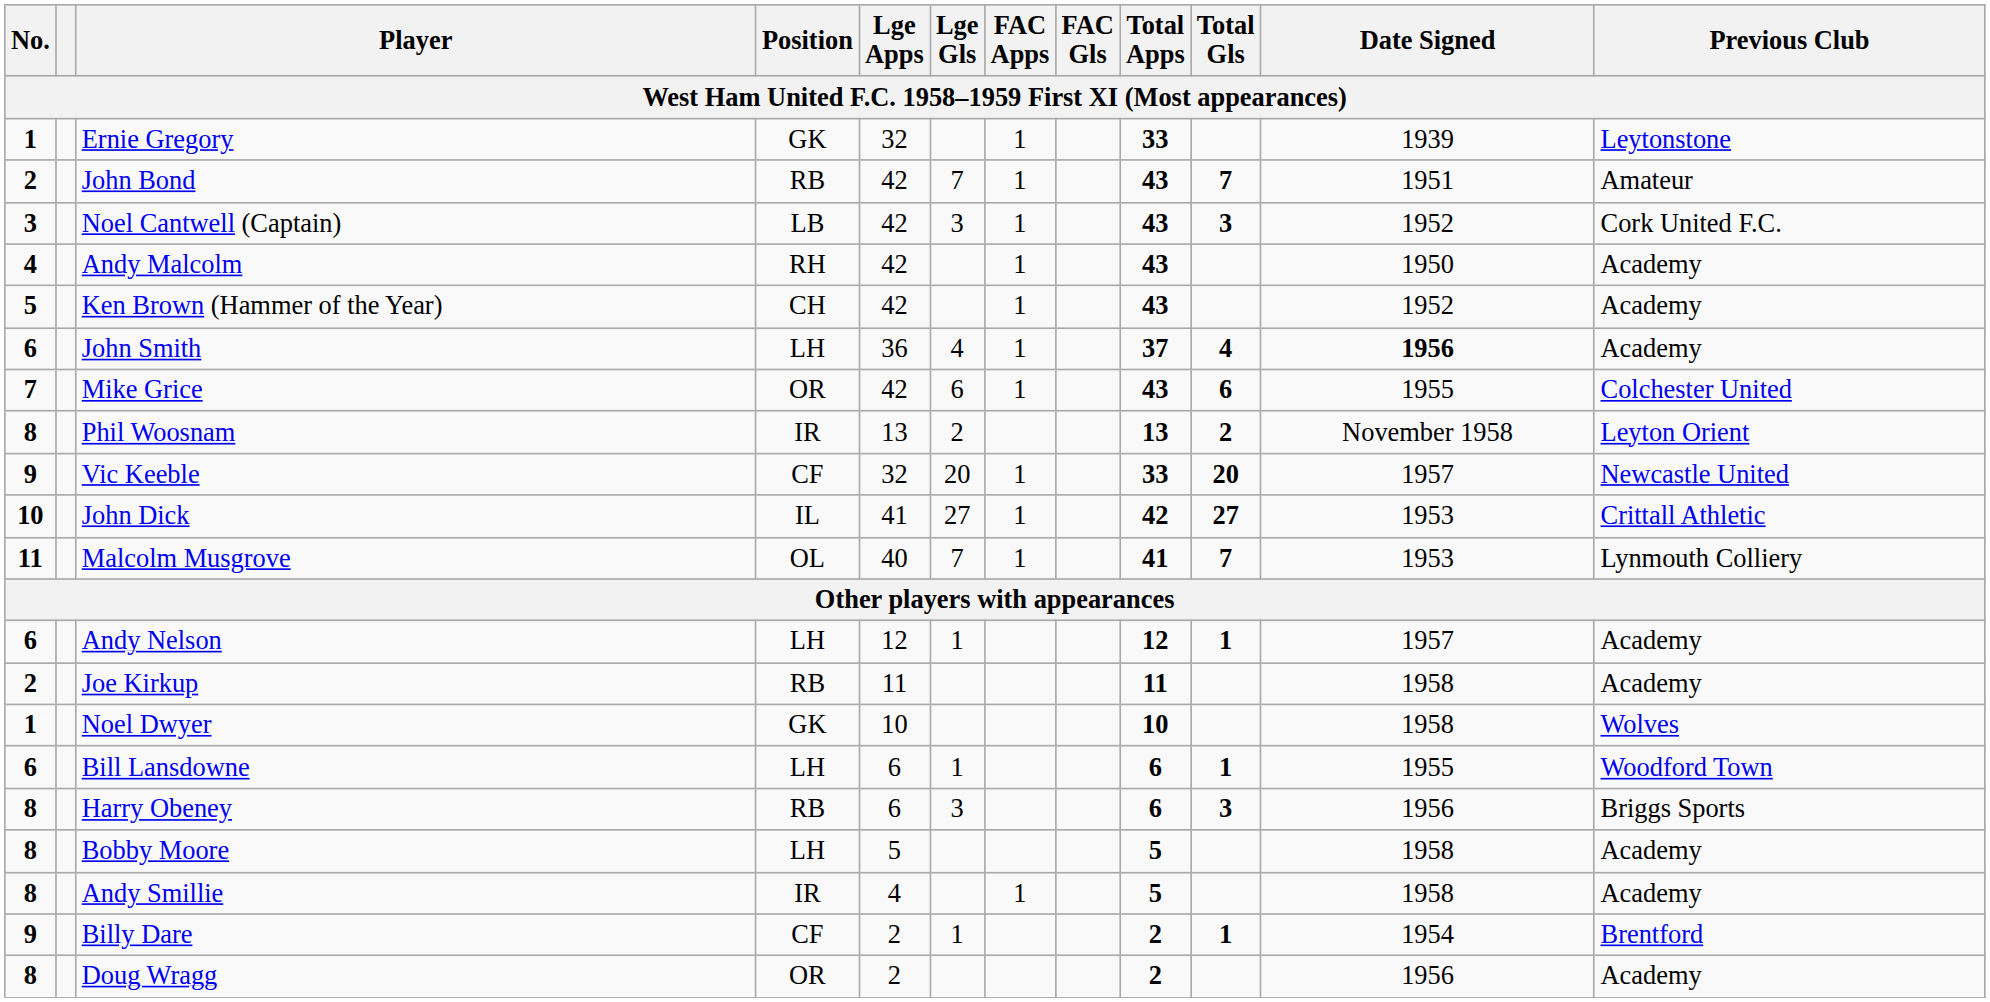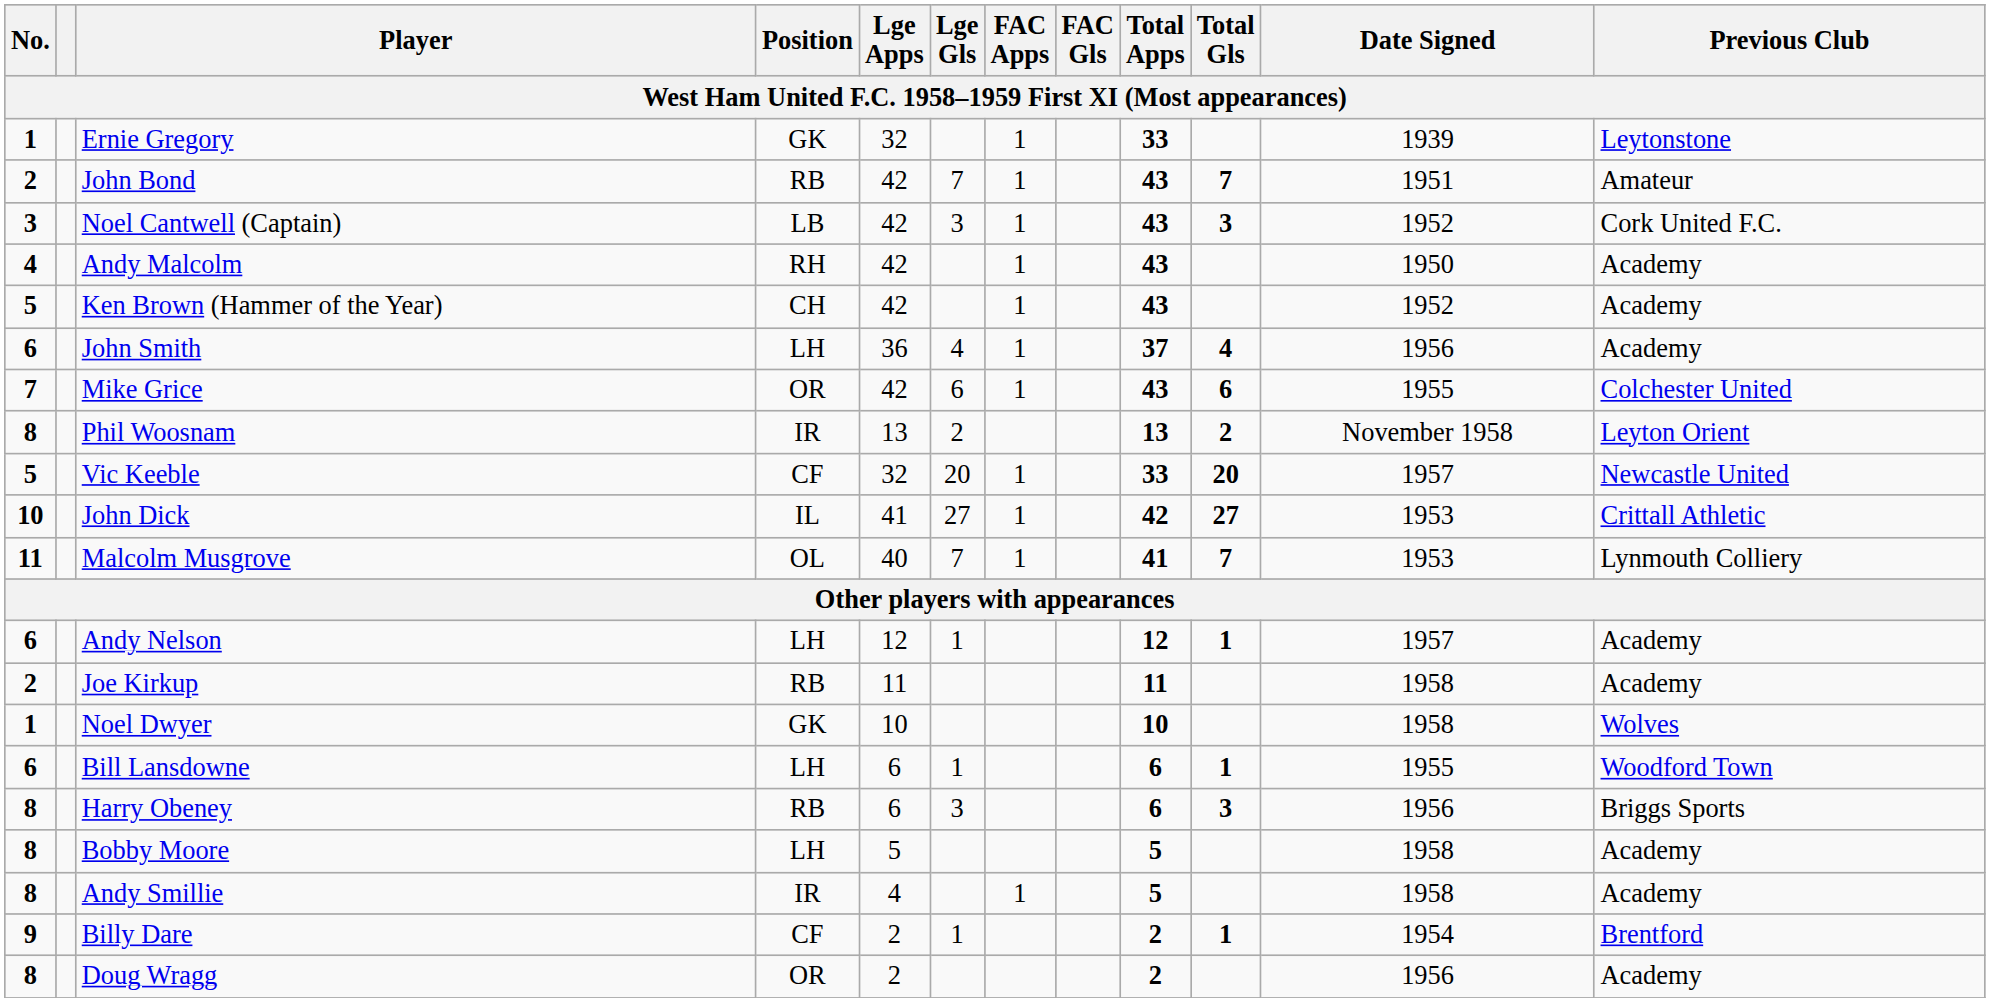(1428, 348) bold -> (1428, 348) normal
(30, 473) 9 -> (30, 473) 5
